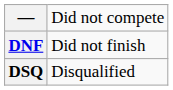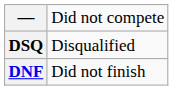rows swapped: (26, 44) <-> (26, 71)
